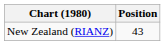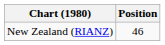(138, 31) 43 -> (138, 31) 46
